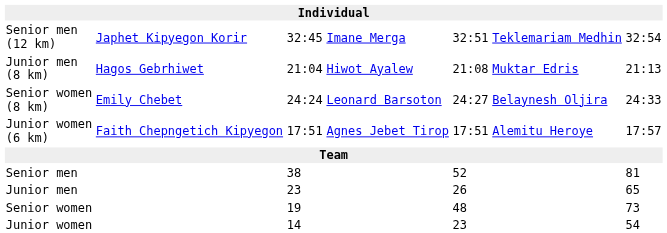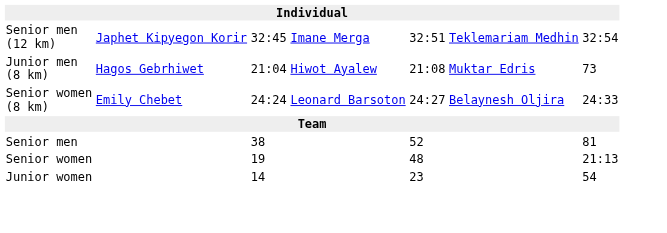(644, 68) 21:13 -> (590, 68) 73
- row: (49, 131)
- row: (42, 190)
(633, 208) 73 -> (600, 159) 21:13
